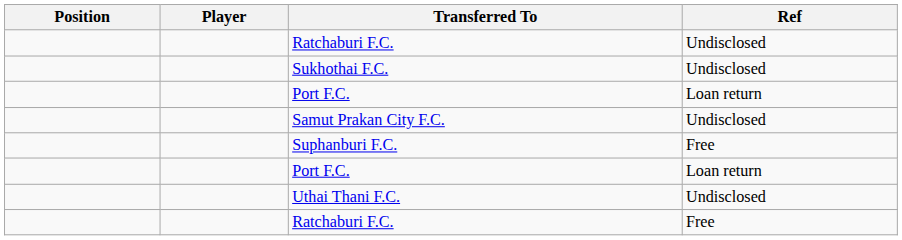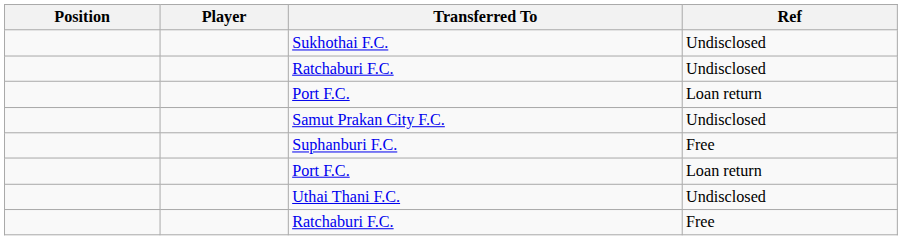rows swapped: (343, 42) <-> (340, 68)
